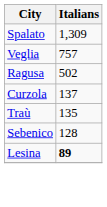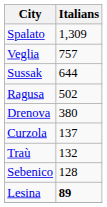+ row: (25, 73)
+ row: (29, 113)
(68, 113) 135 -> (68, 152) 132
